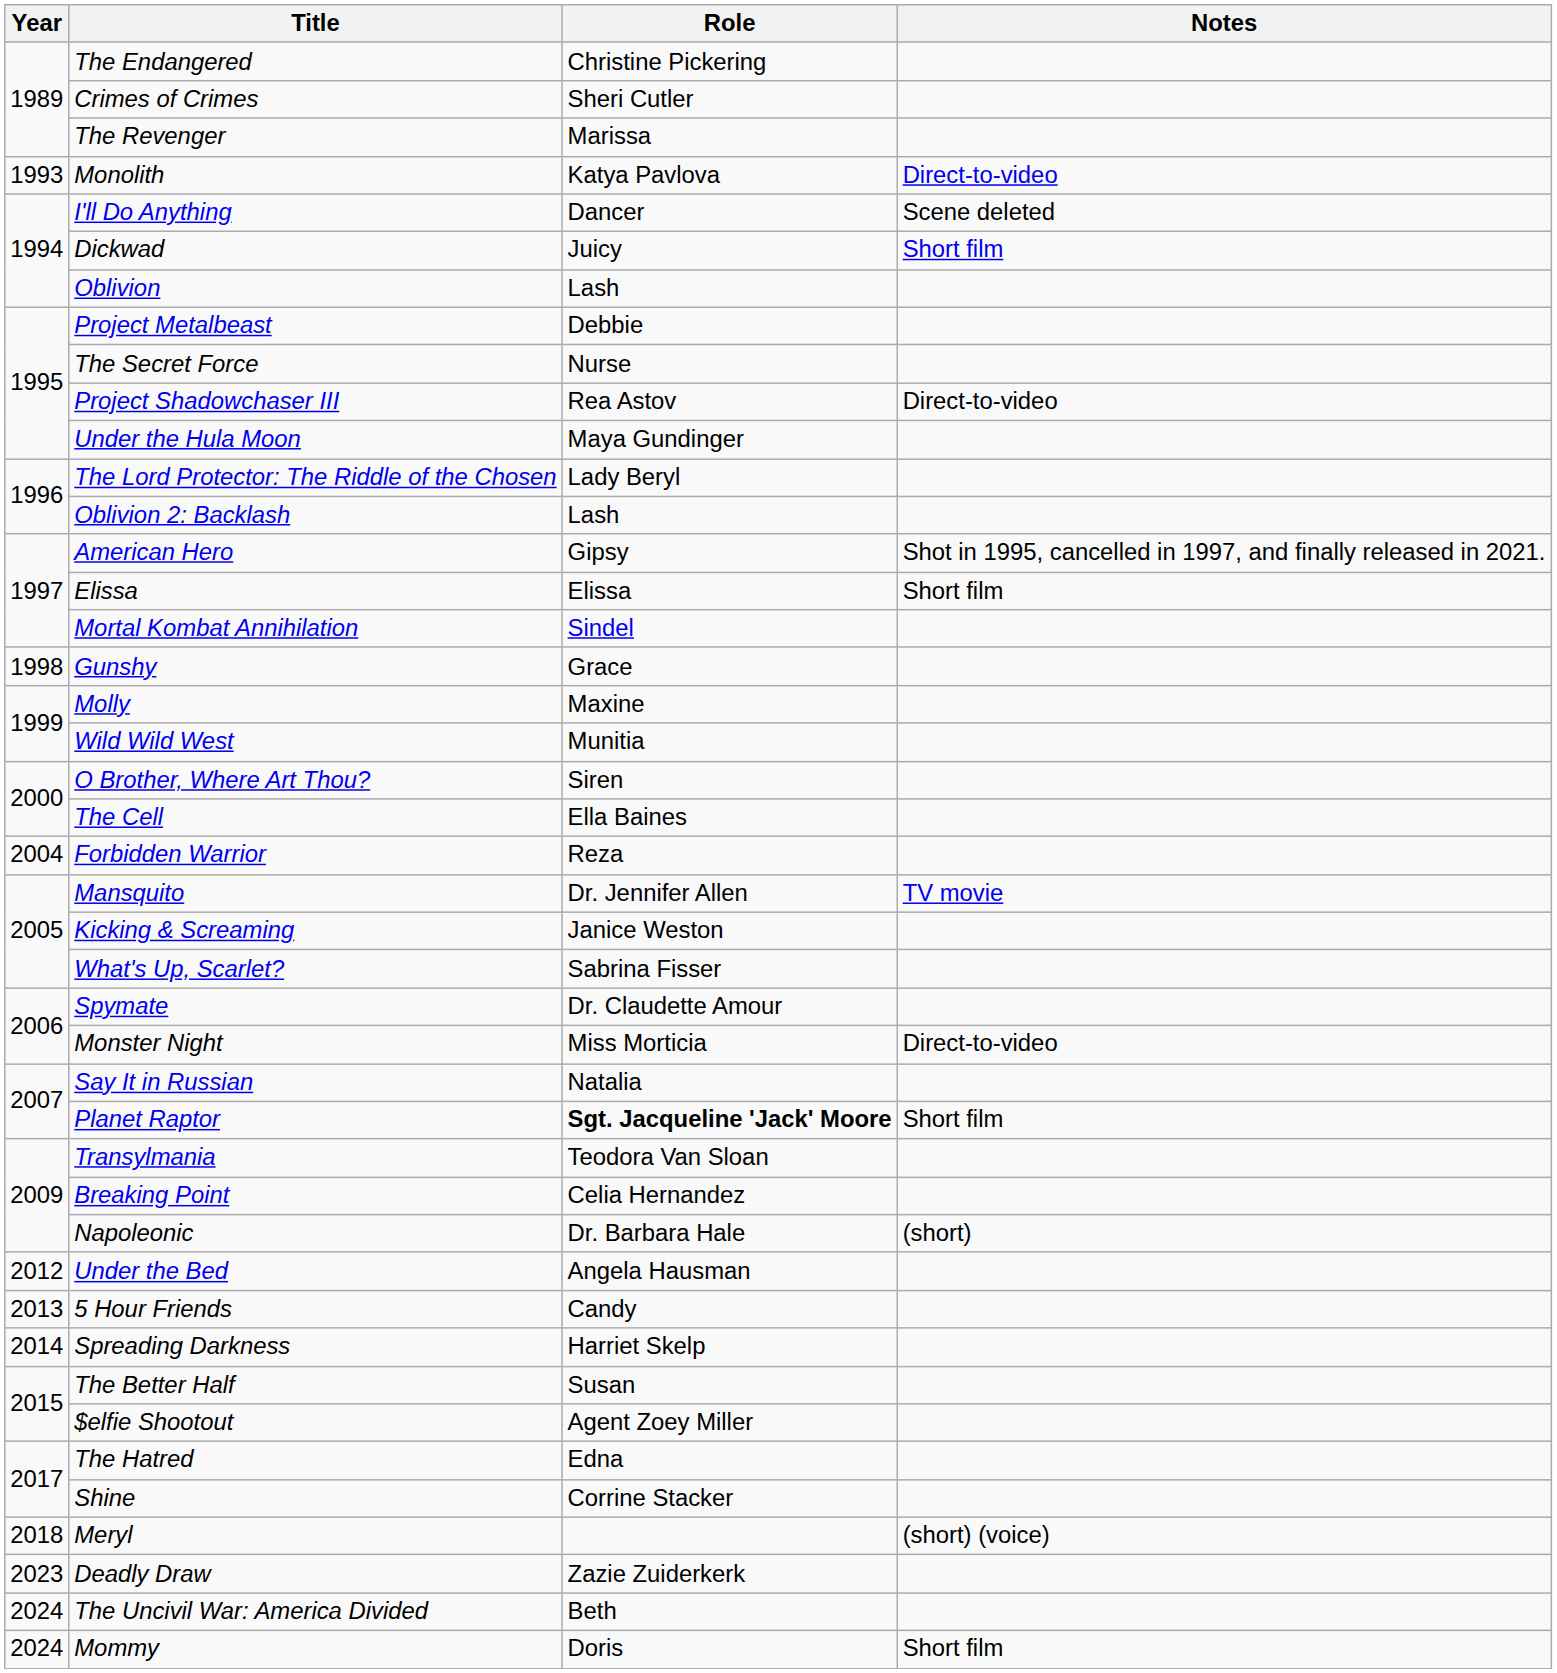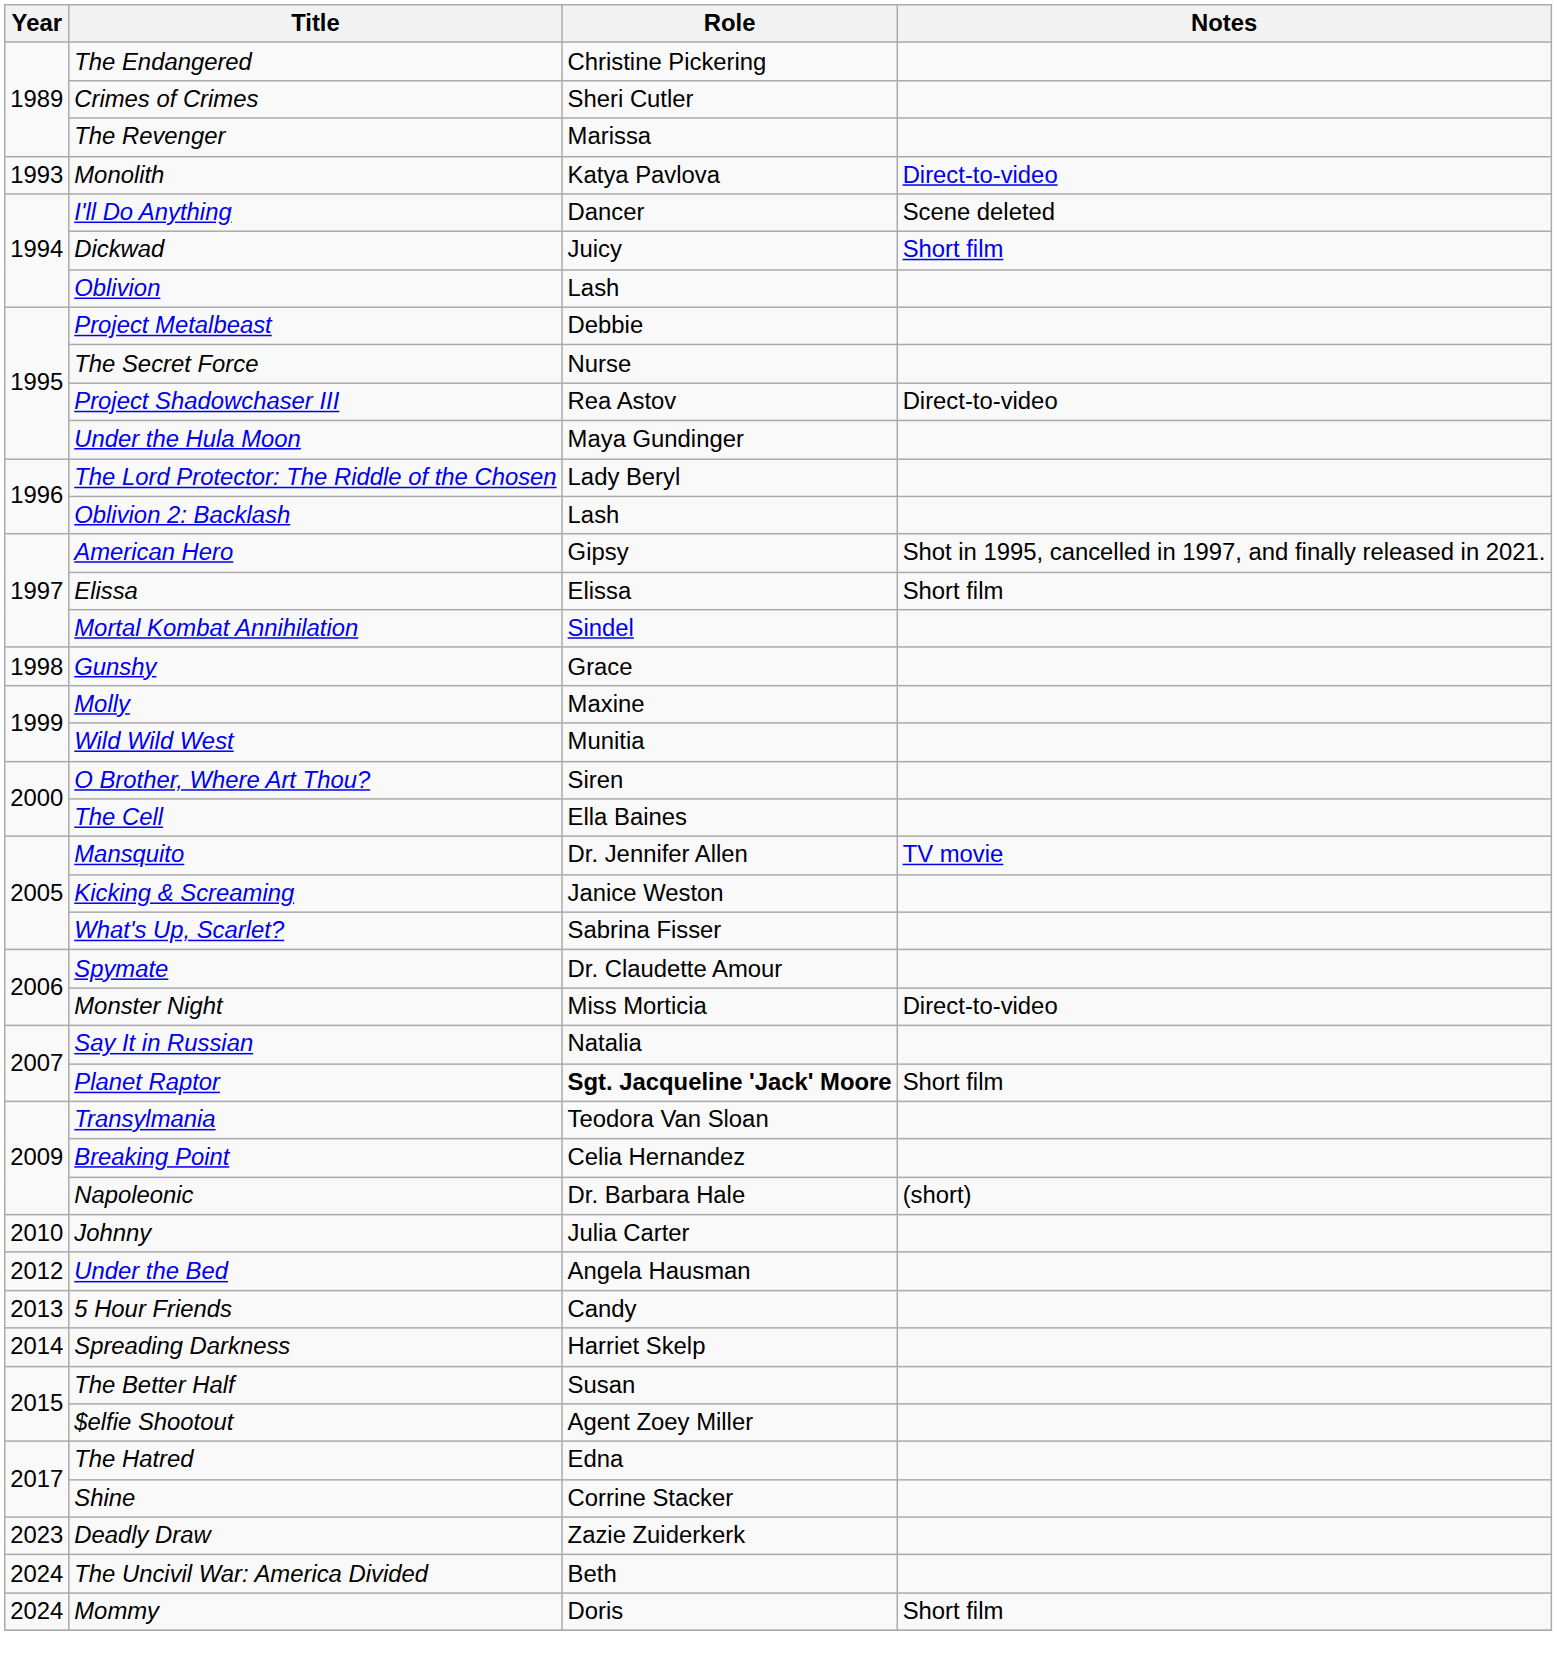- row: (170, 855)
+ row: (113, 1233)
- row: (103, 1535)
